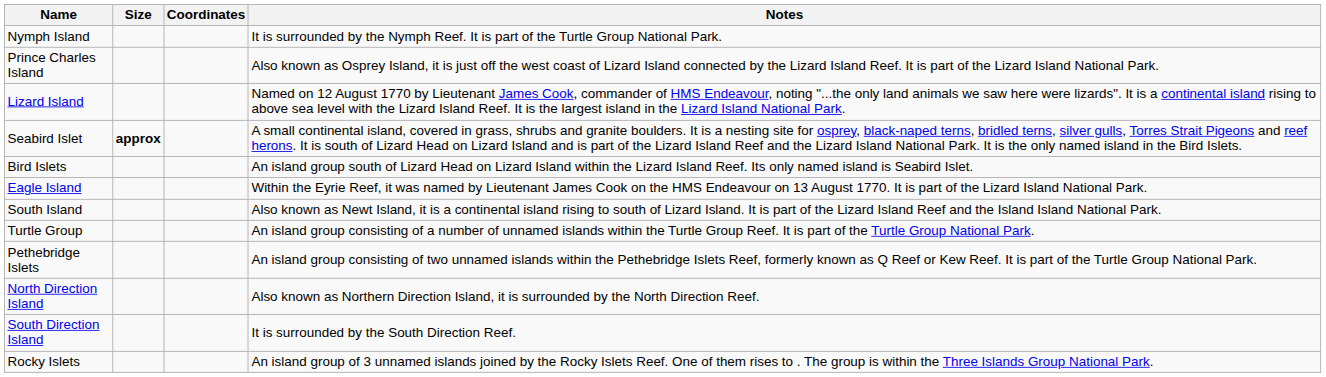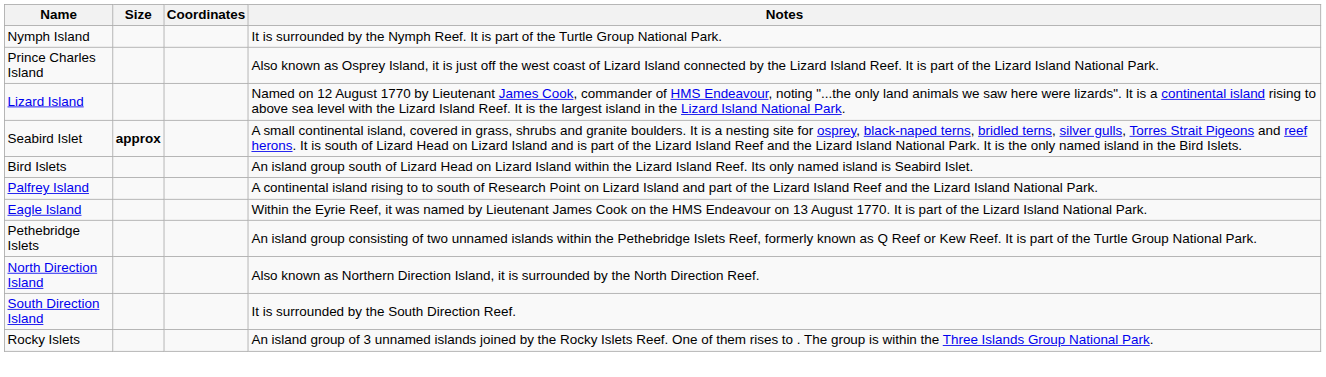+ row: (48, 188)
- row: (45, 209)
- row: (45, 231)
